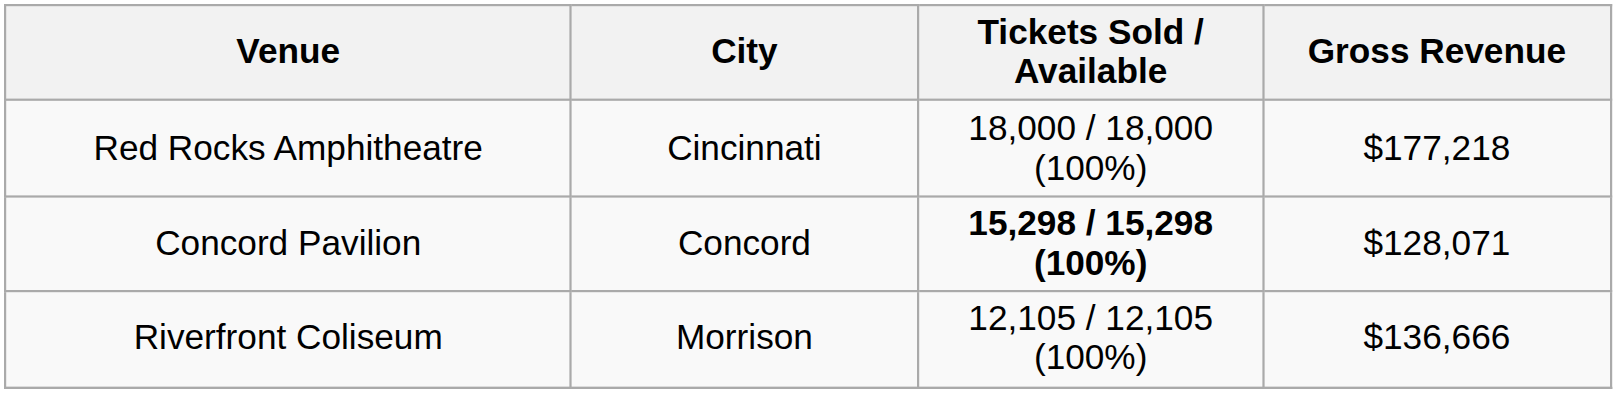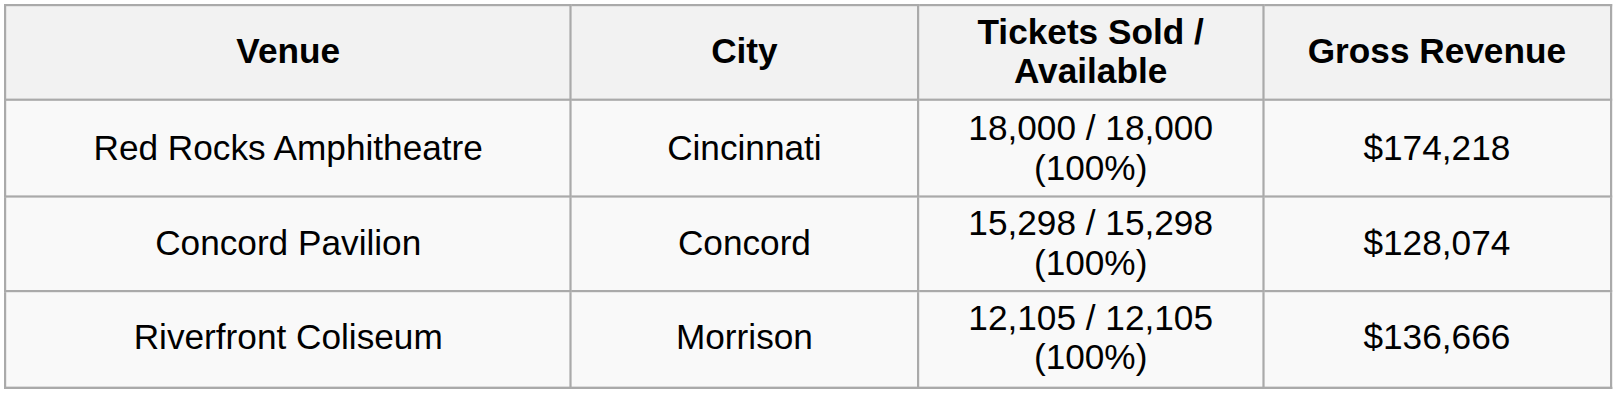(1437, 147) $177,218 -> (1437, 147) $174,218
(1091, 243) bold -> (1091, 243) normal
(1437, 243) $128,071 -> (1437, 243) $128,074
